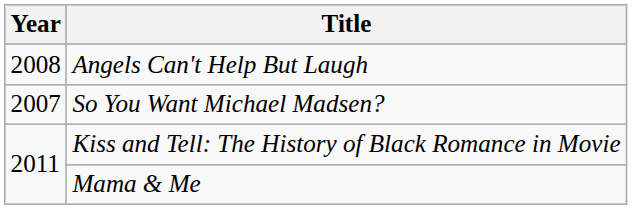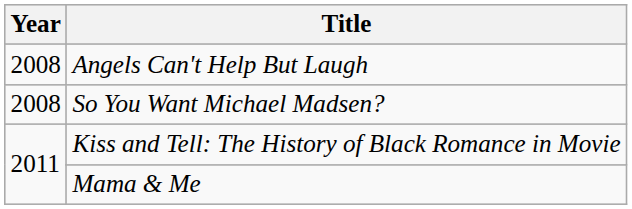(36, 104) 2007 -> (36, 104) 2008
